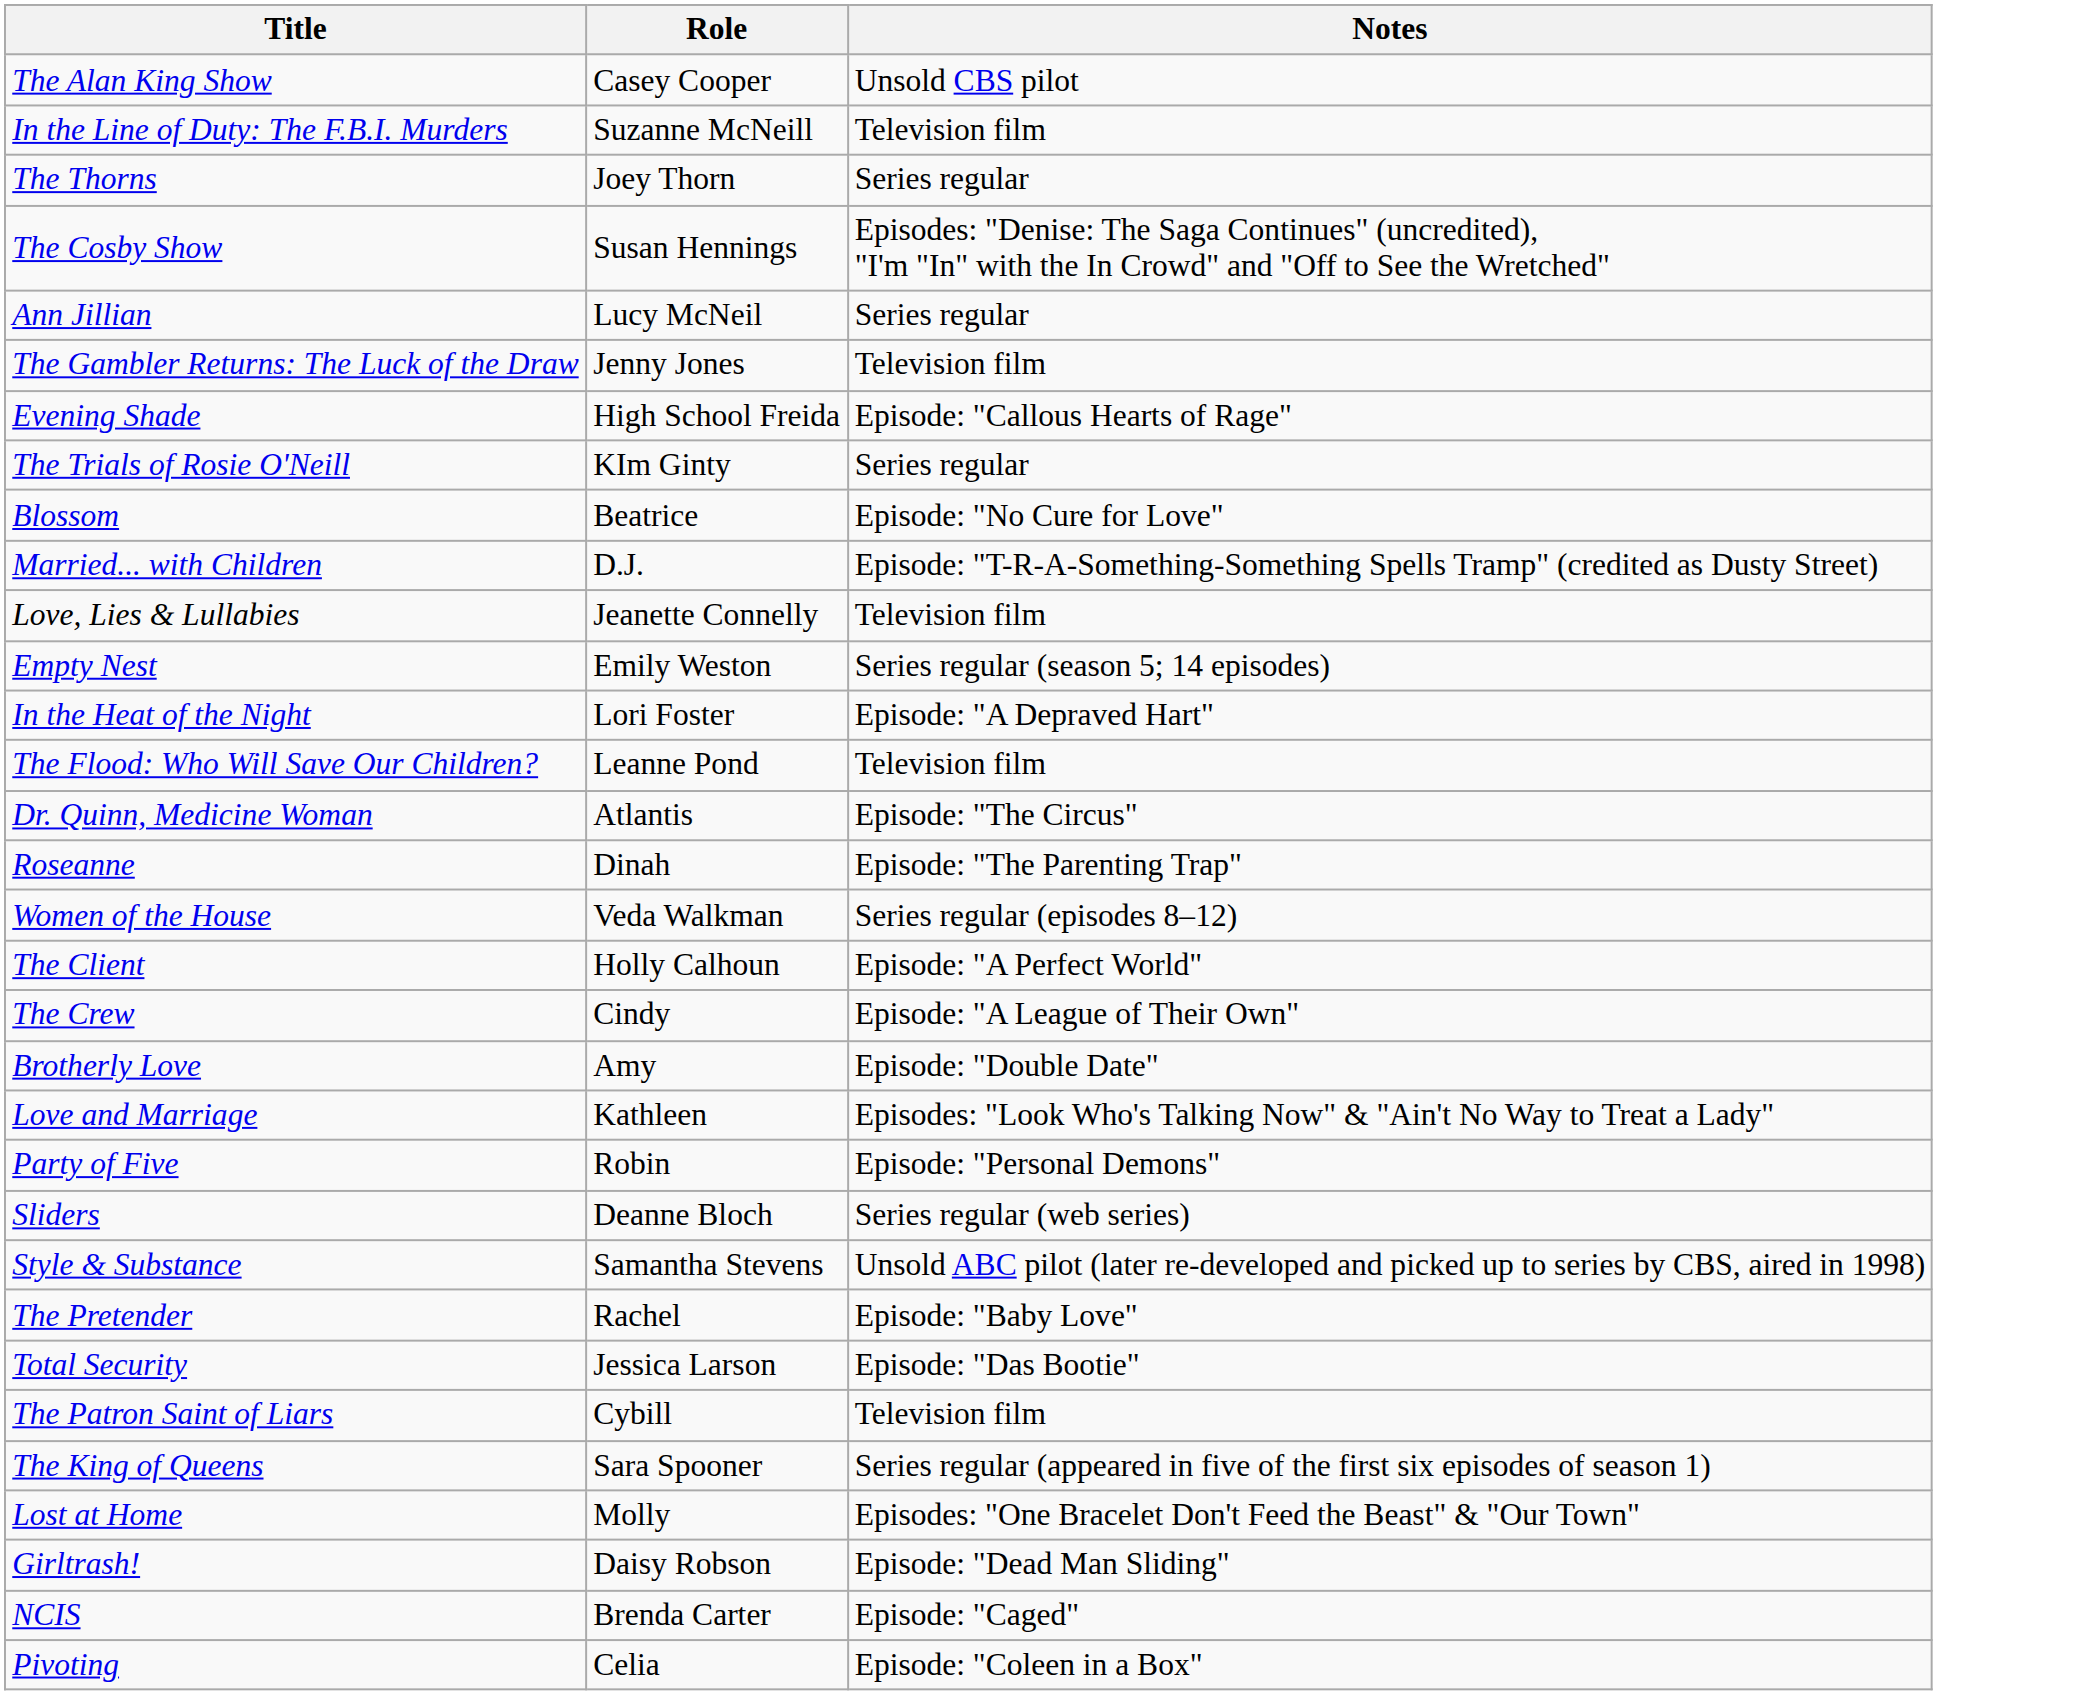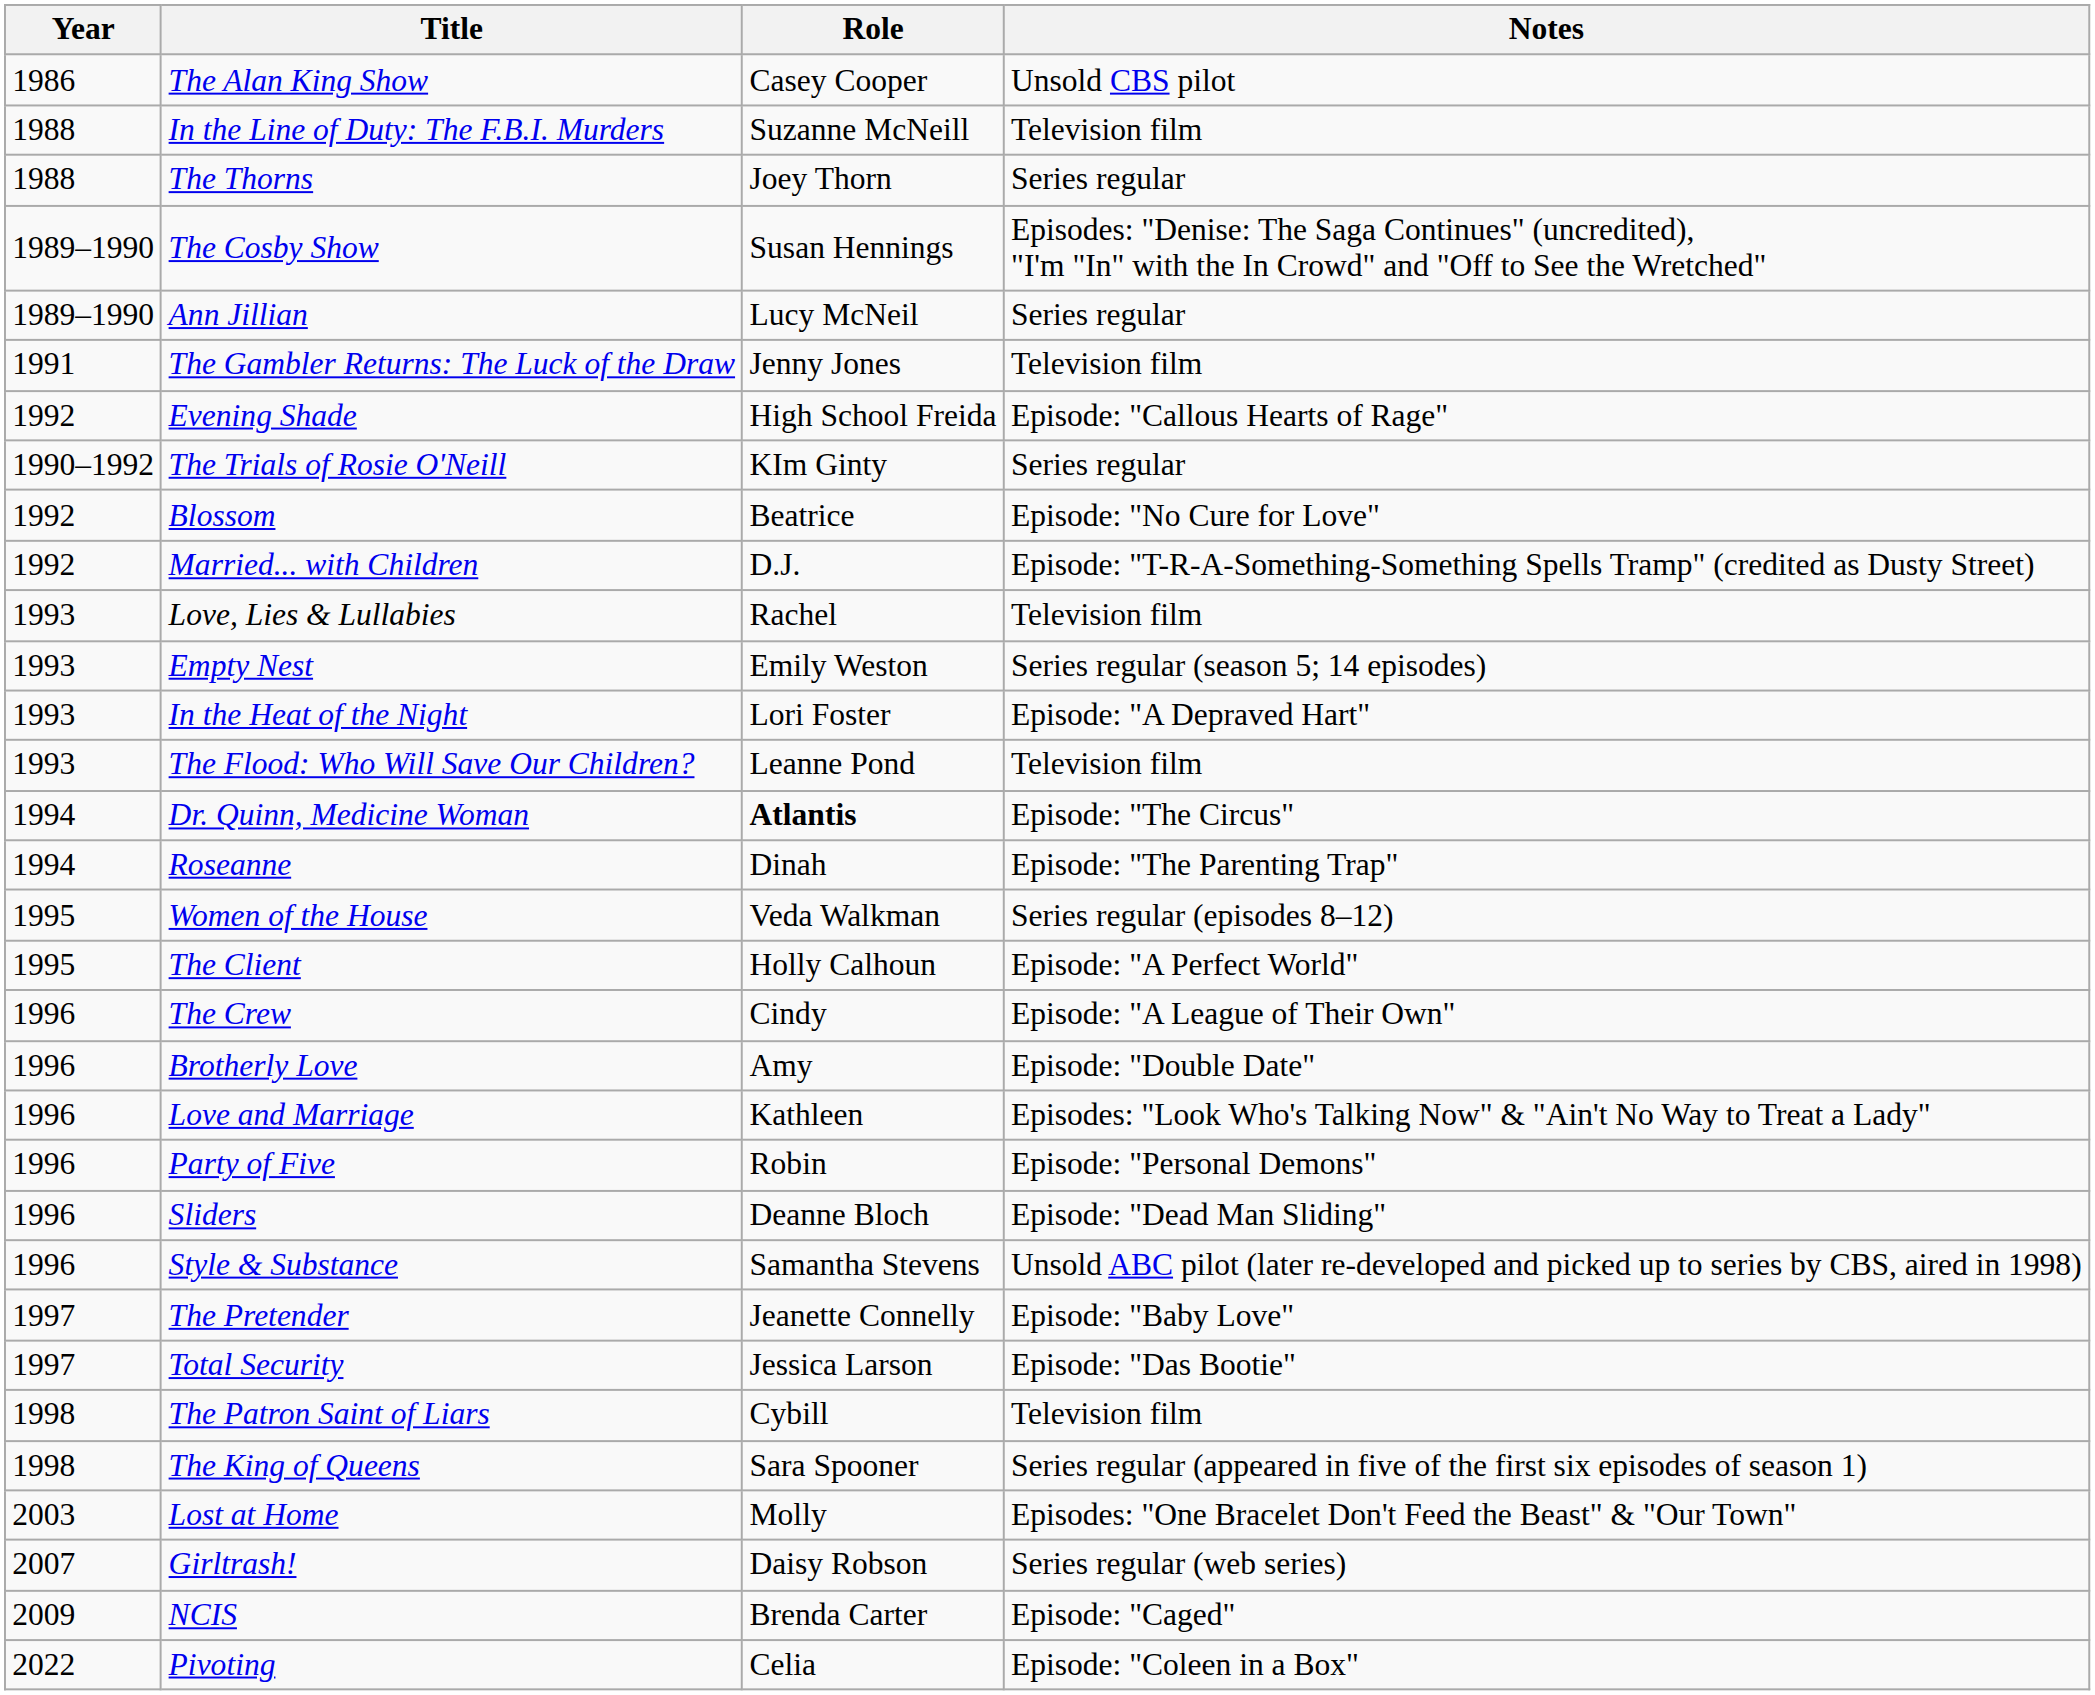+ column: (83, 29)
(706, 614) Jeanette Connelly -> (793, 614) Rachel
(643, 814) normal -> (803, 814) bold
(1022, 1214) Series regular (web series) -> (1199, 1214) Episode: "Dead Man Sliding"
(637, 1314) Rachel -> (862, 1314) Jeanette Connelly
(1042, 1564) Episode: "Dead Man Sliding" -> (1179, 1564) Series regular (web series)
